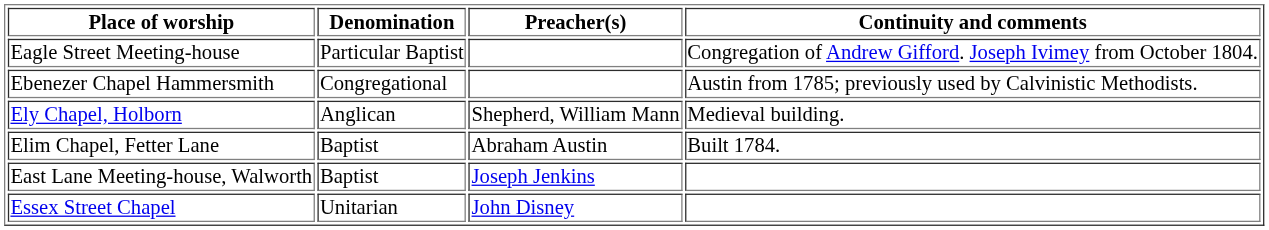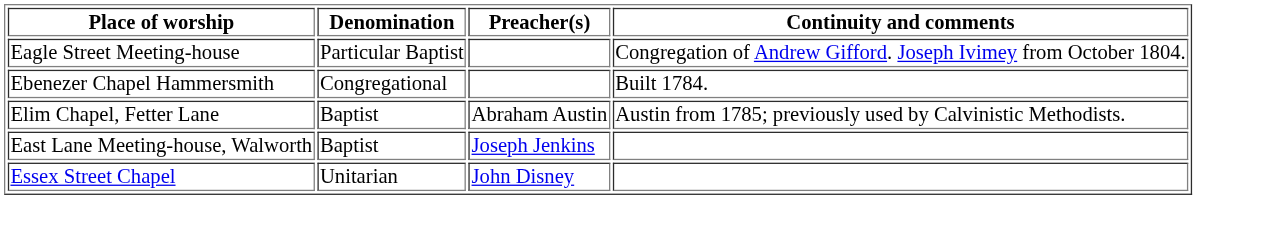(942, 83) Austin from 1785; previously used by Calvinistic Methodists. -> (662, 83) Built 1784.
- row: (96, 114)
(734, 145) Built 1784. -> (870, 114) Austin from 1785; previously used by Calvinistic Methodists.
